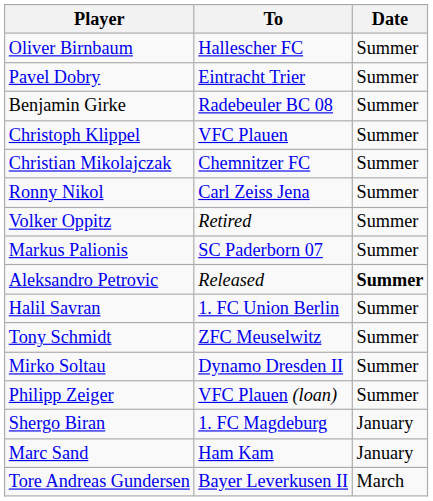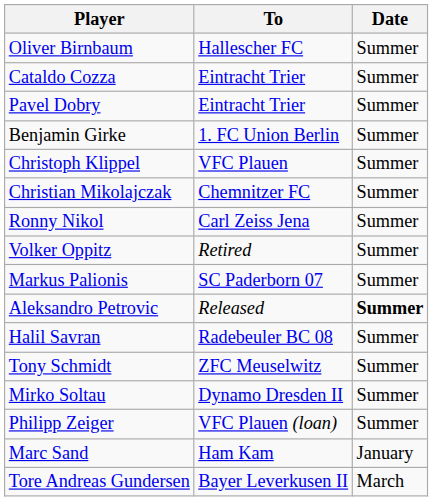+ row: (62, 76)
(266, 105) Radebeuler BC 08 -> (269, 134) 1. FC Union Berlin
(269, 308) 1. FC Union Berlin -> (266, 337) Radebeuler BC 08
- row: (57, 423)
